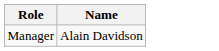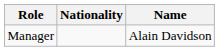+ column: (91, 14)
